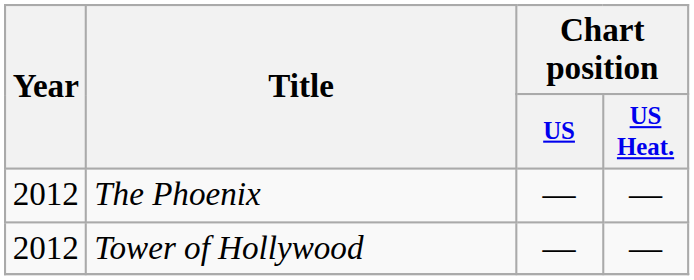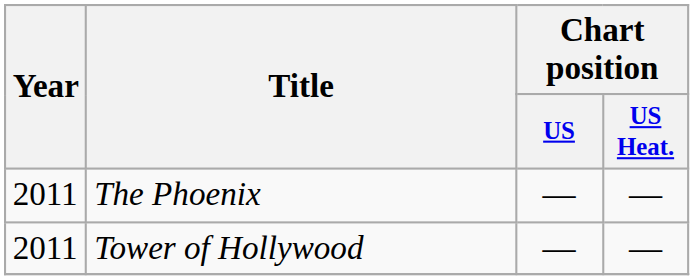(46, 194) 2012 -> (45, 194) 2011
(46, 247) 2012 -> (45, 247) 2011
